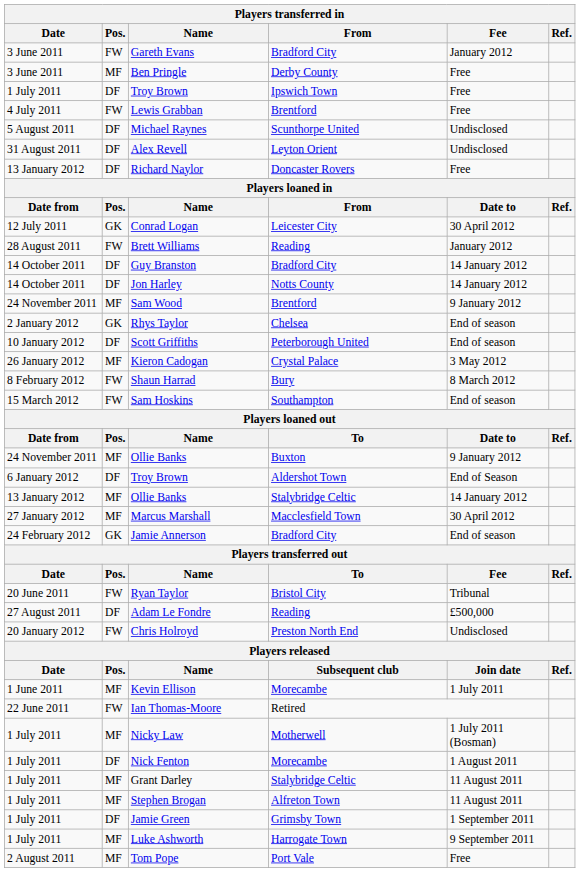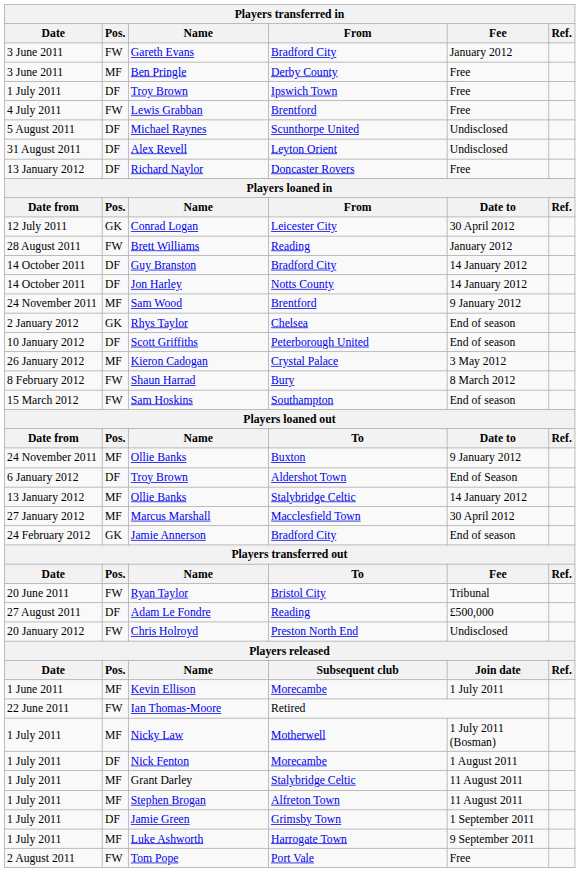(113, 858) MF -> (114, 858) FW
